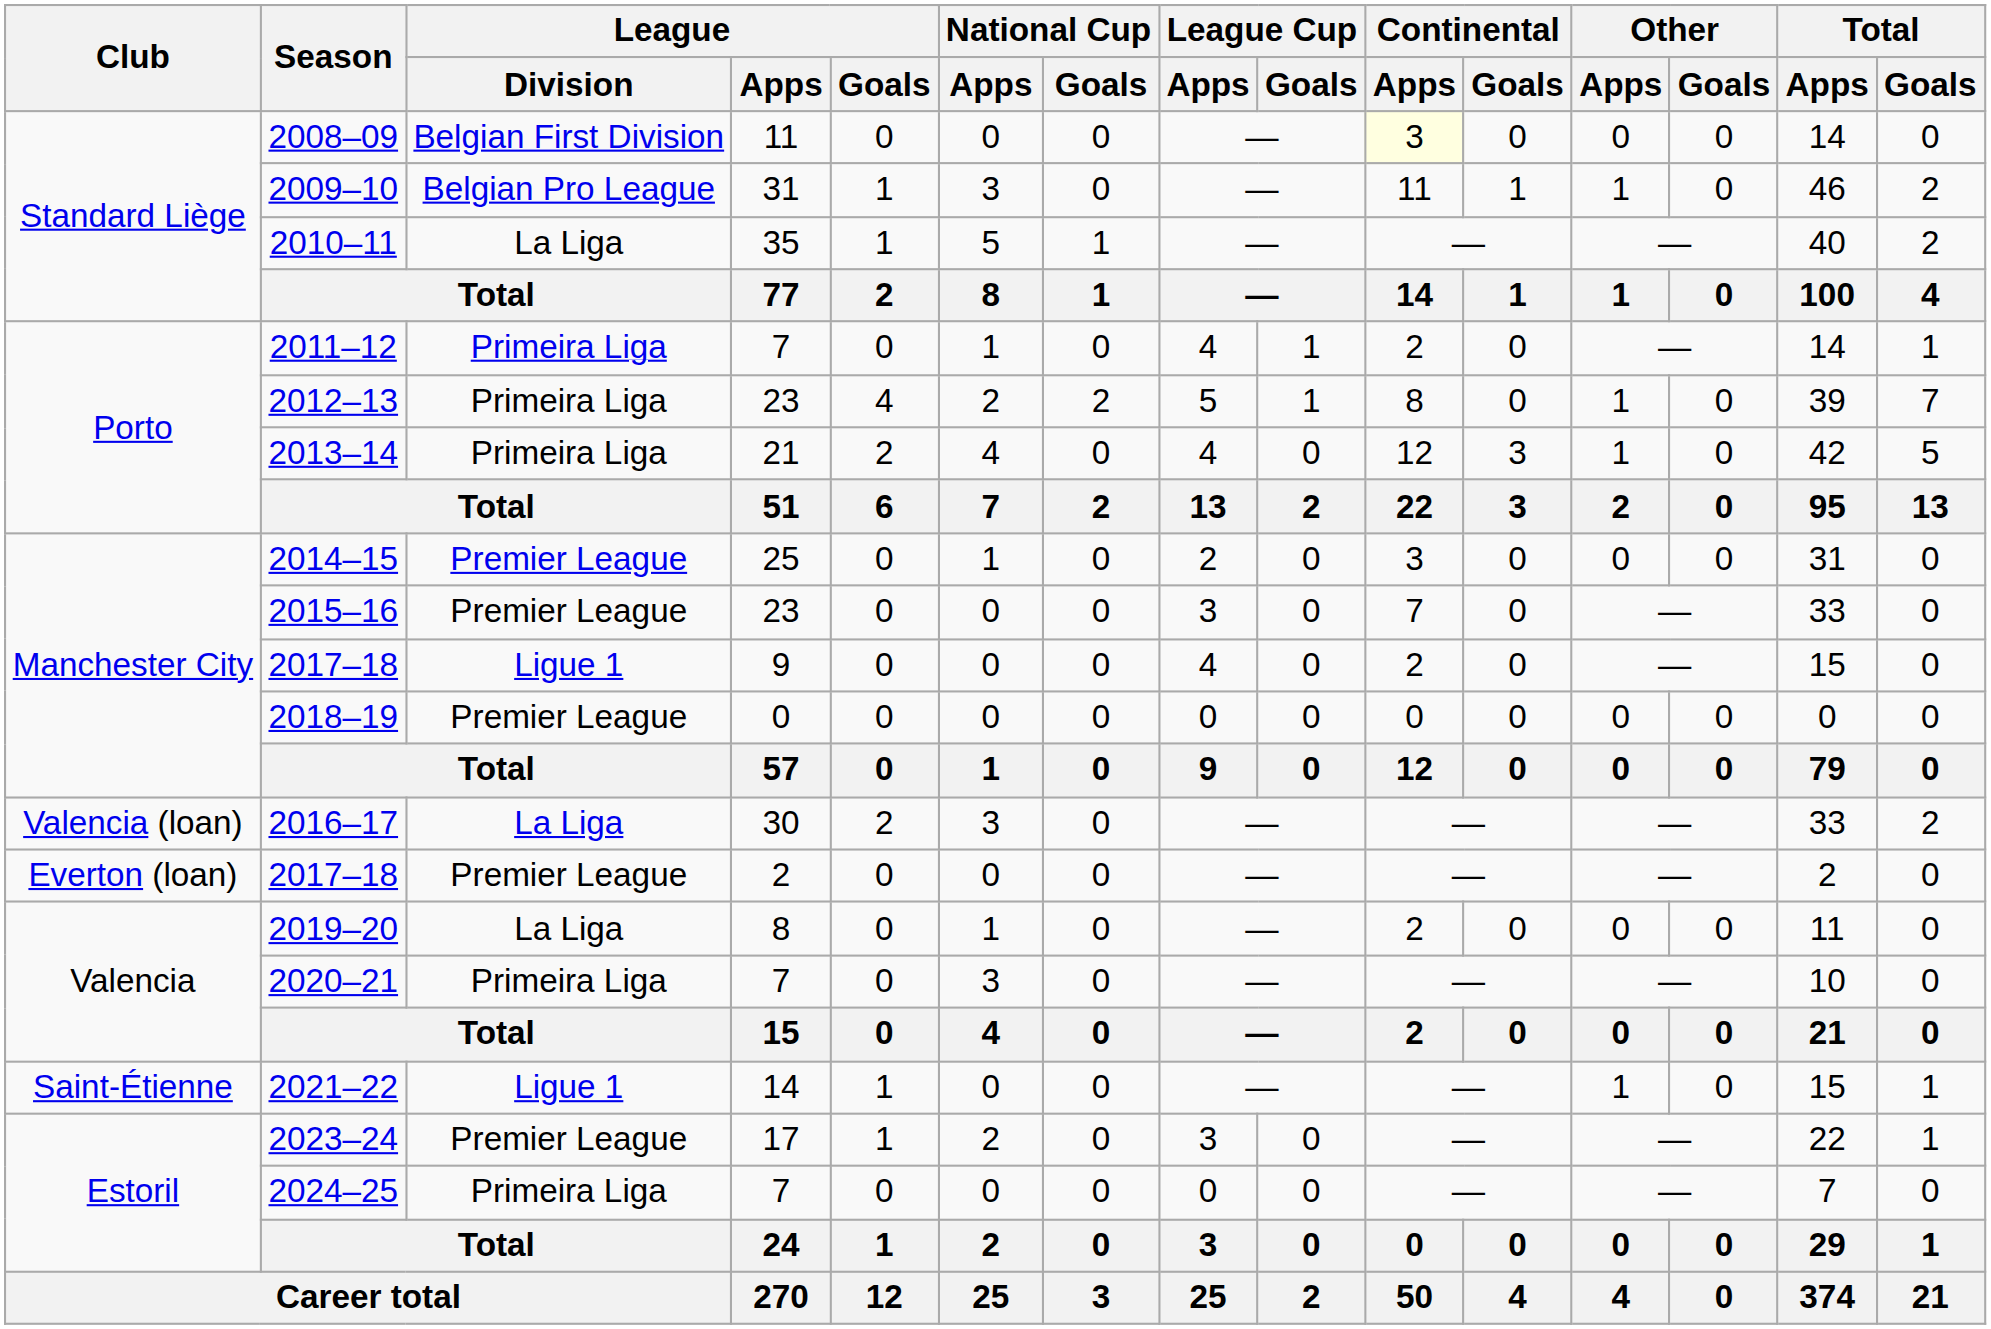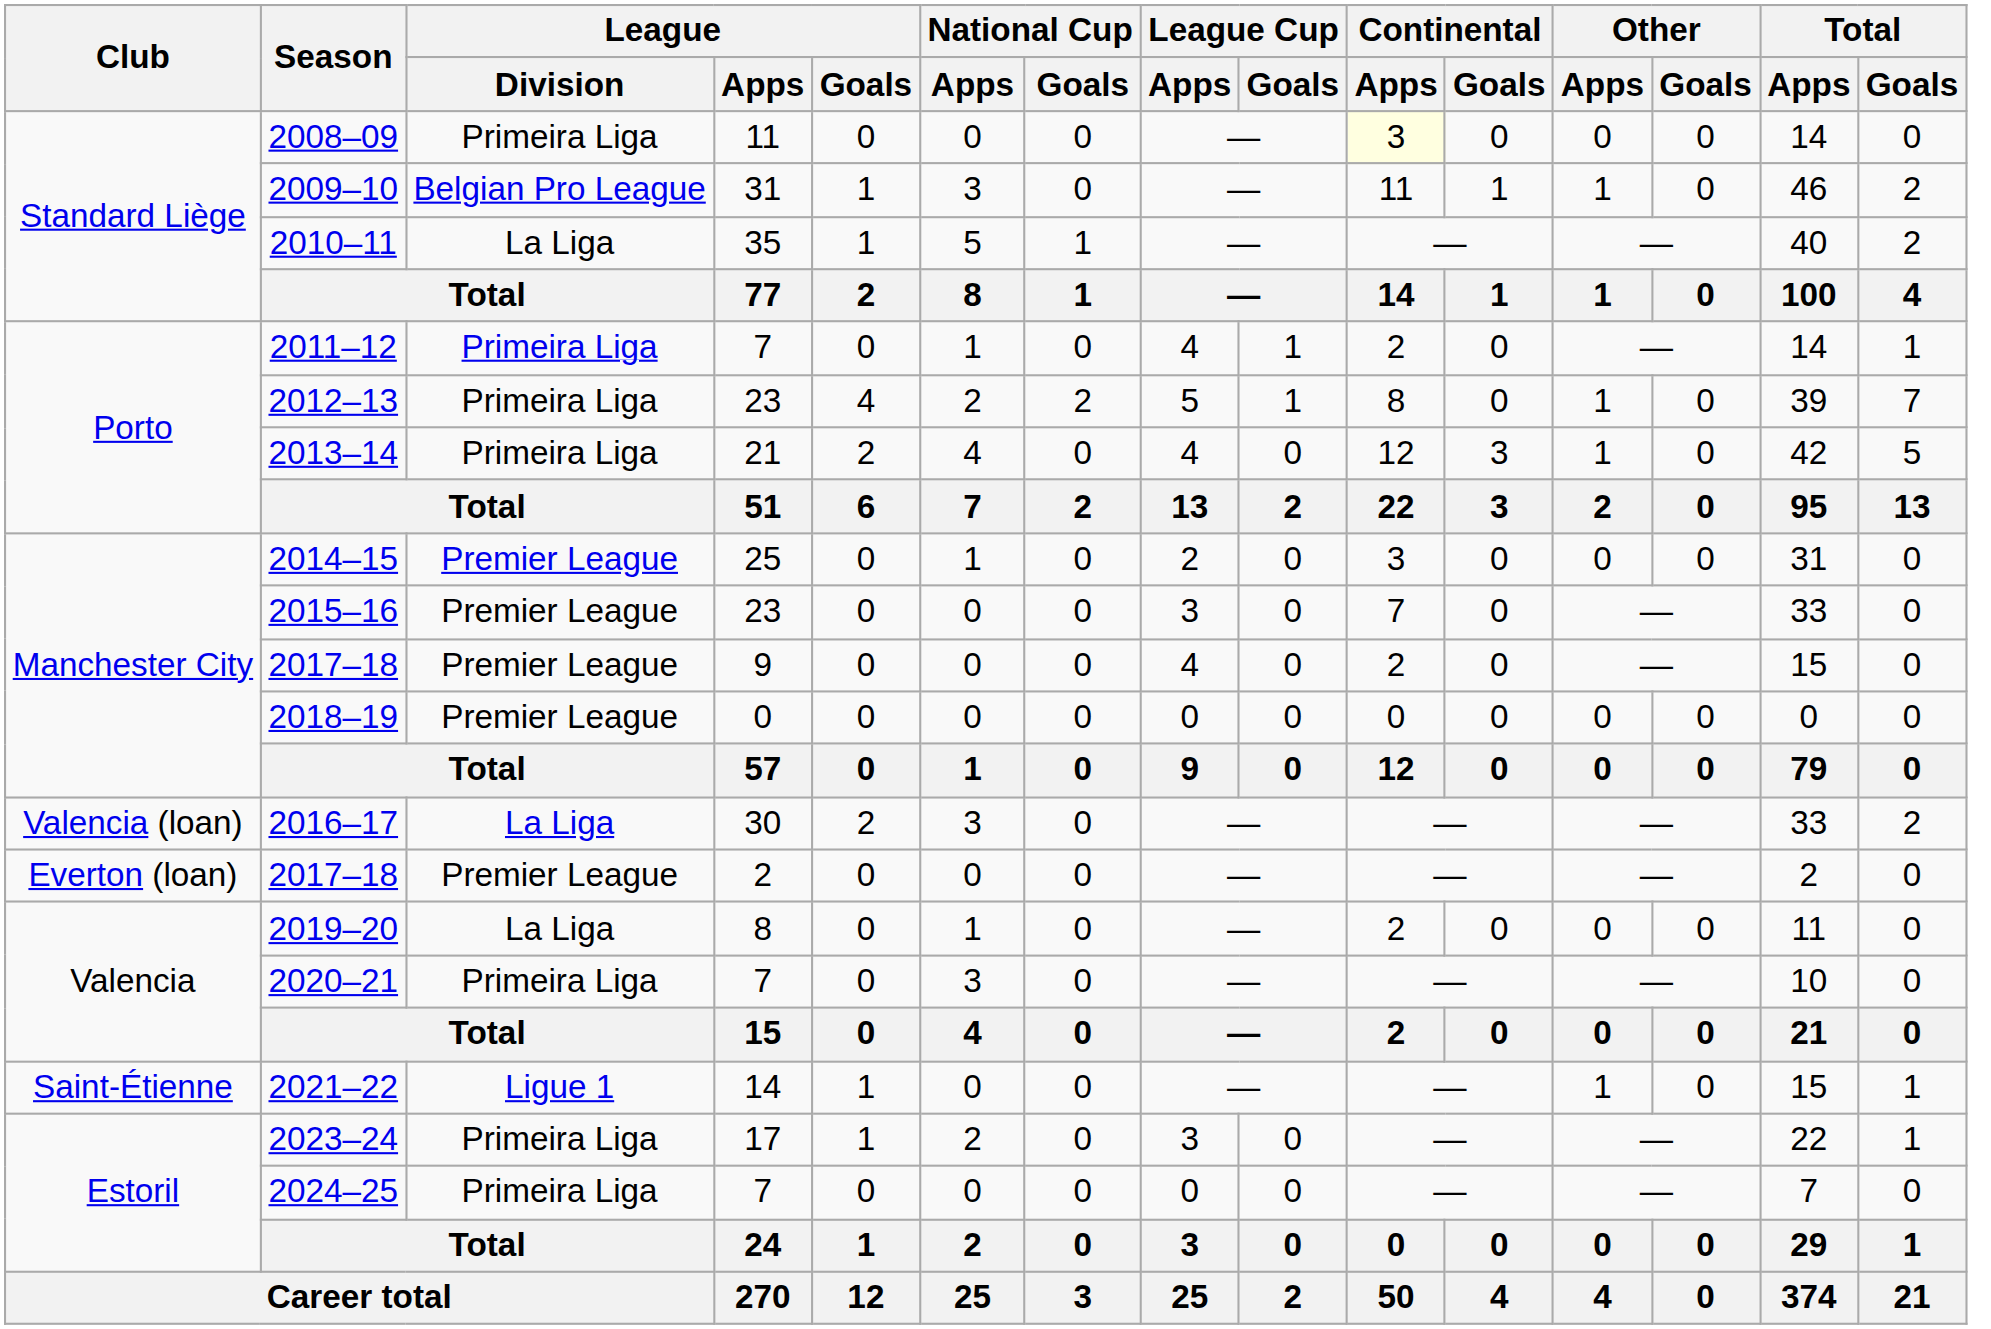(569, 136) Belgian First Division -> (560, 136) Primeira Liga
(569, 664) Ligue 1 -> (560, 664) Premier League
(569, 1139) Premier League -> (560, 1139) Primeira Liga
